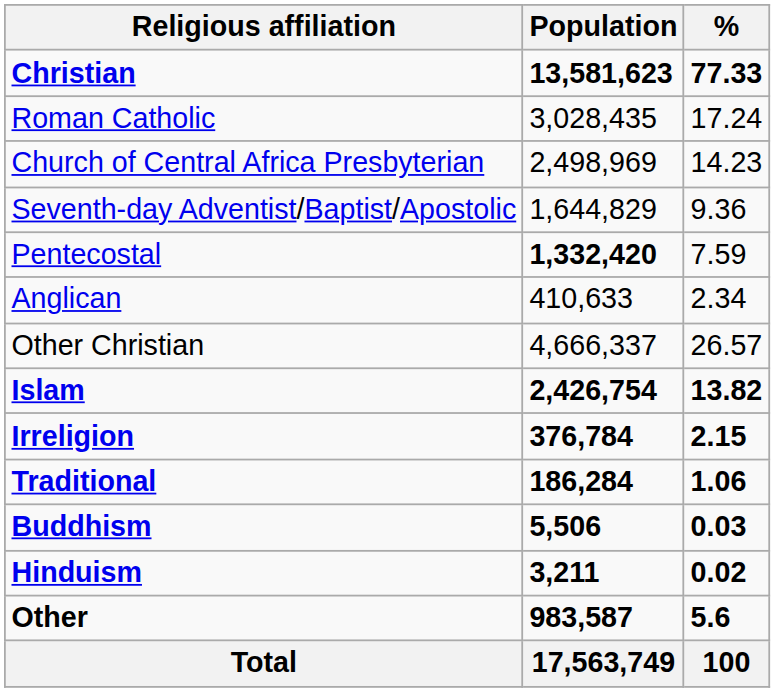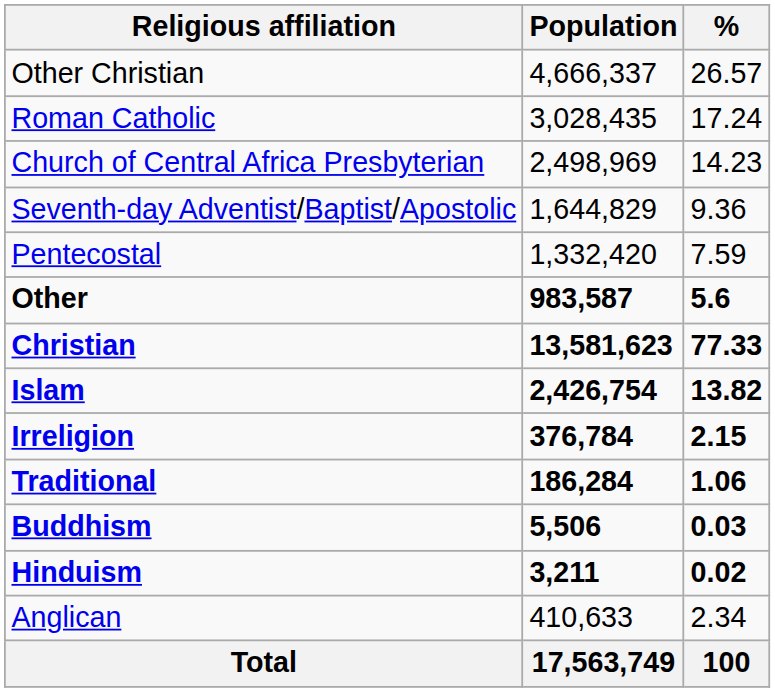rows swapped: (74, 72) <-> (108, 345)
(593, 254) bold -> (593, 254) normal
rows swapped: (66, 299) <-> (50, 617)
